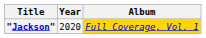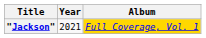(70, 26) 2020 -> (70, 26) 2021
